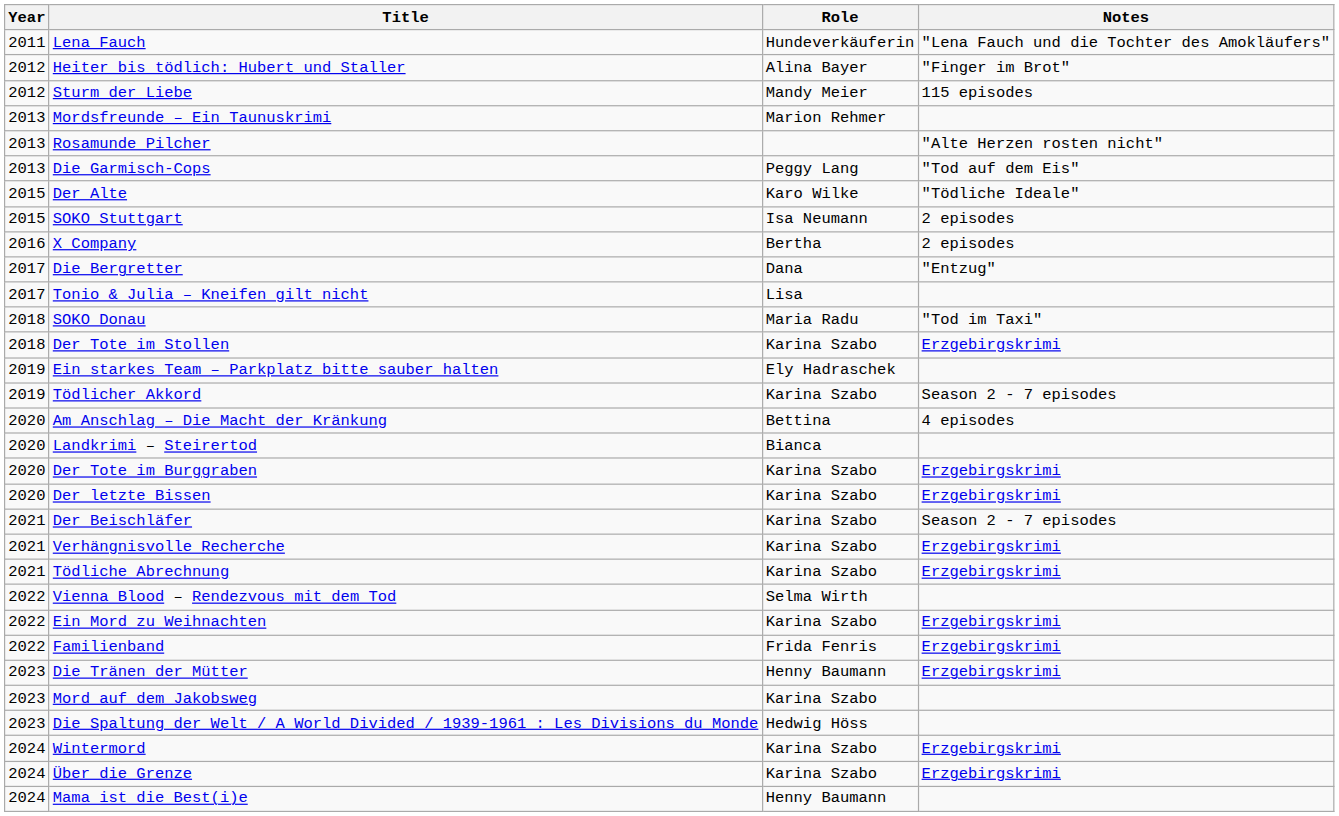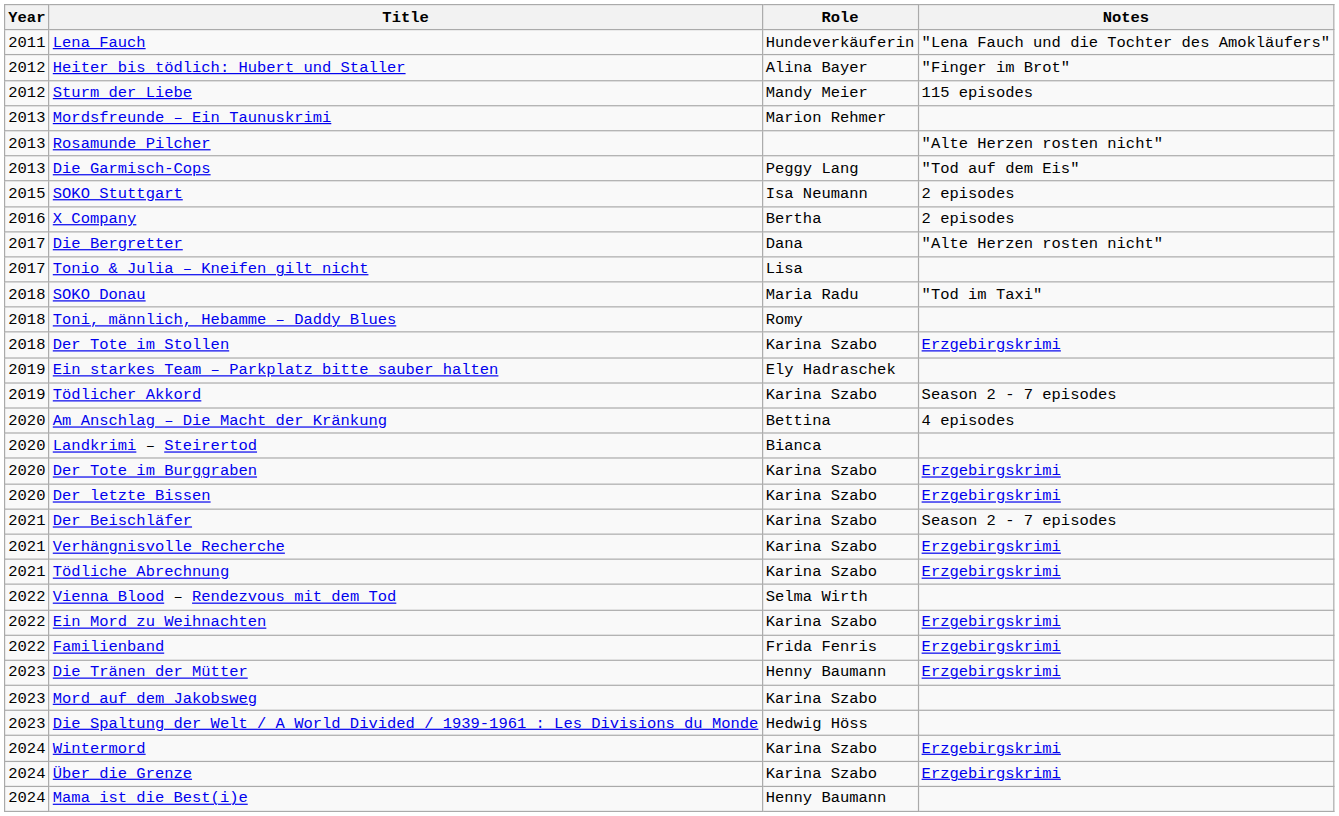- row: (90, 194)
(959, 269) "Entzug" -> (1042, 244) "Alte Herzen rosten nicht"
+ row: (225, 320)
